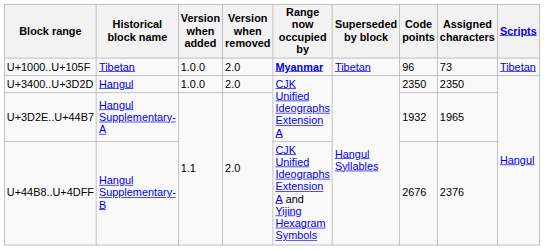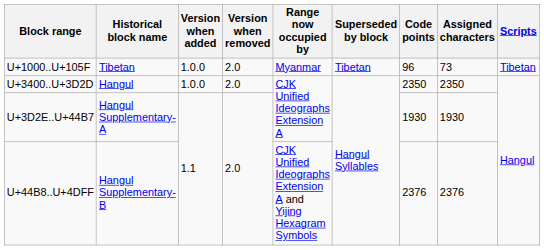(299, 67) bold -> (298, 67) normal
(414, 117) 1932 -> (414, 117) 1930
(452, 117) 1965 -> (452, 117) 1930
(414, 193) 2676 -> (414, 193) 2376
